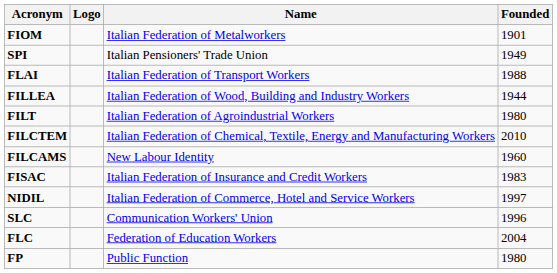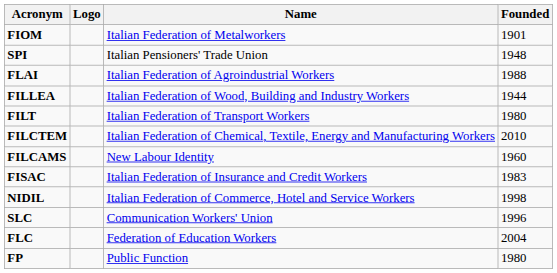(514, 55) 1949 -> (514, 55) 1948
(208, 75) Italian Federation of Transport Workers -> (220, 75) Italian Federation of Agroindustrial Workers
(220, 116) Italian Federation of Agroindustrial Workers -> (208, 116) Italian Federation of Transport Workers
(514, 197) 1997 -> (514, 197) 1998
